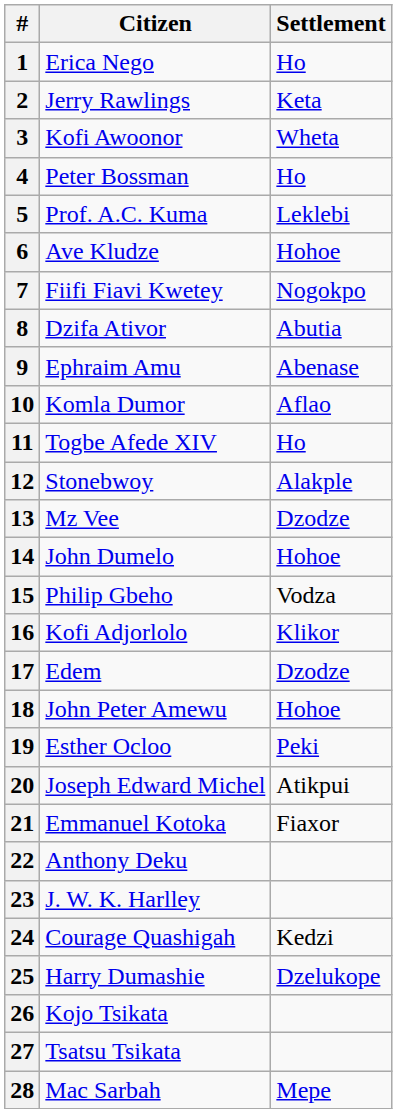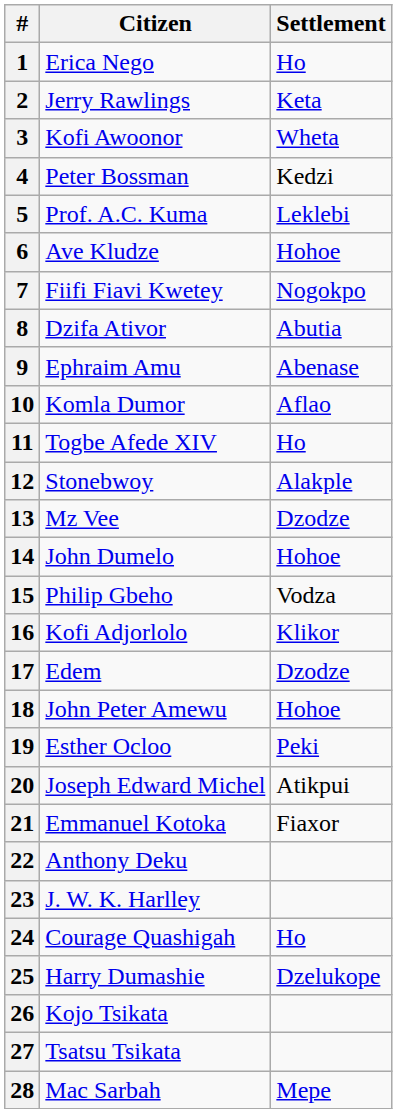(291, 175) Ho -> (305, 175) Kedzi
(305, 937) Kedzi -> (291, 937) Ho
